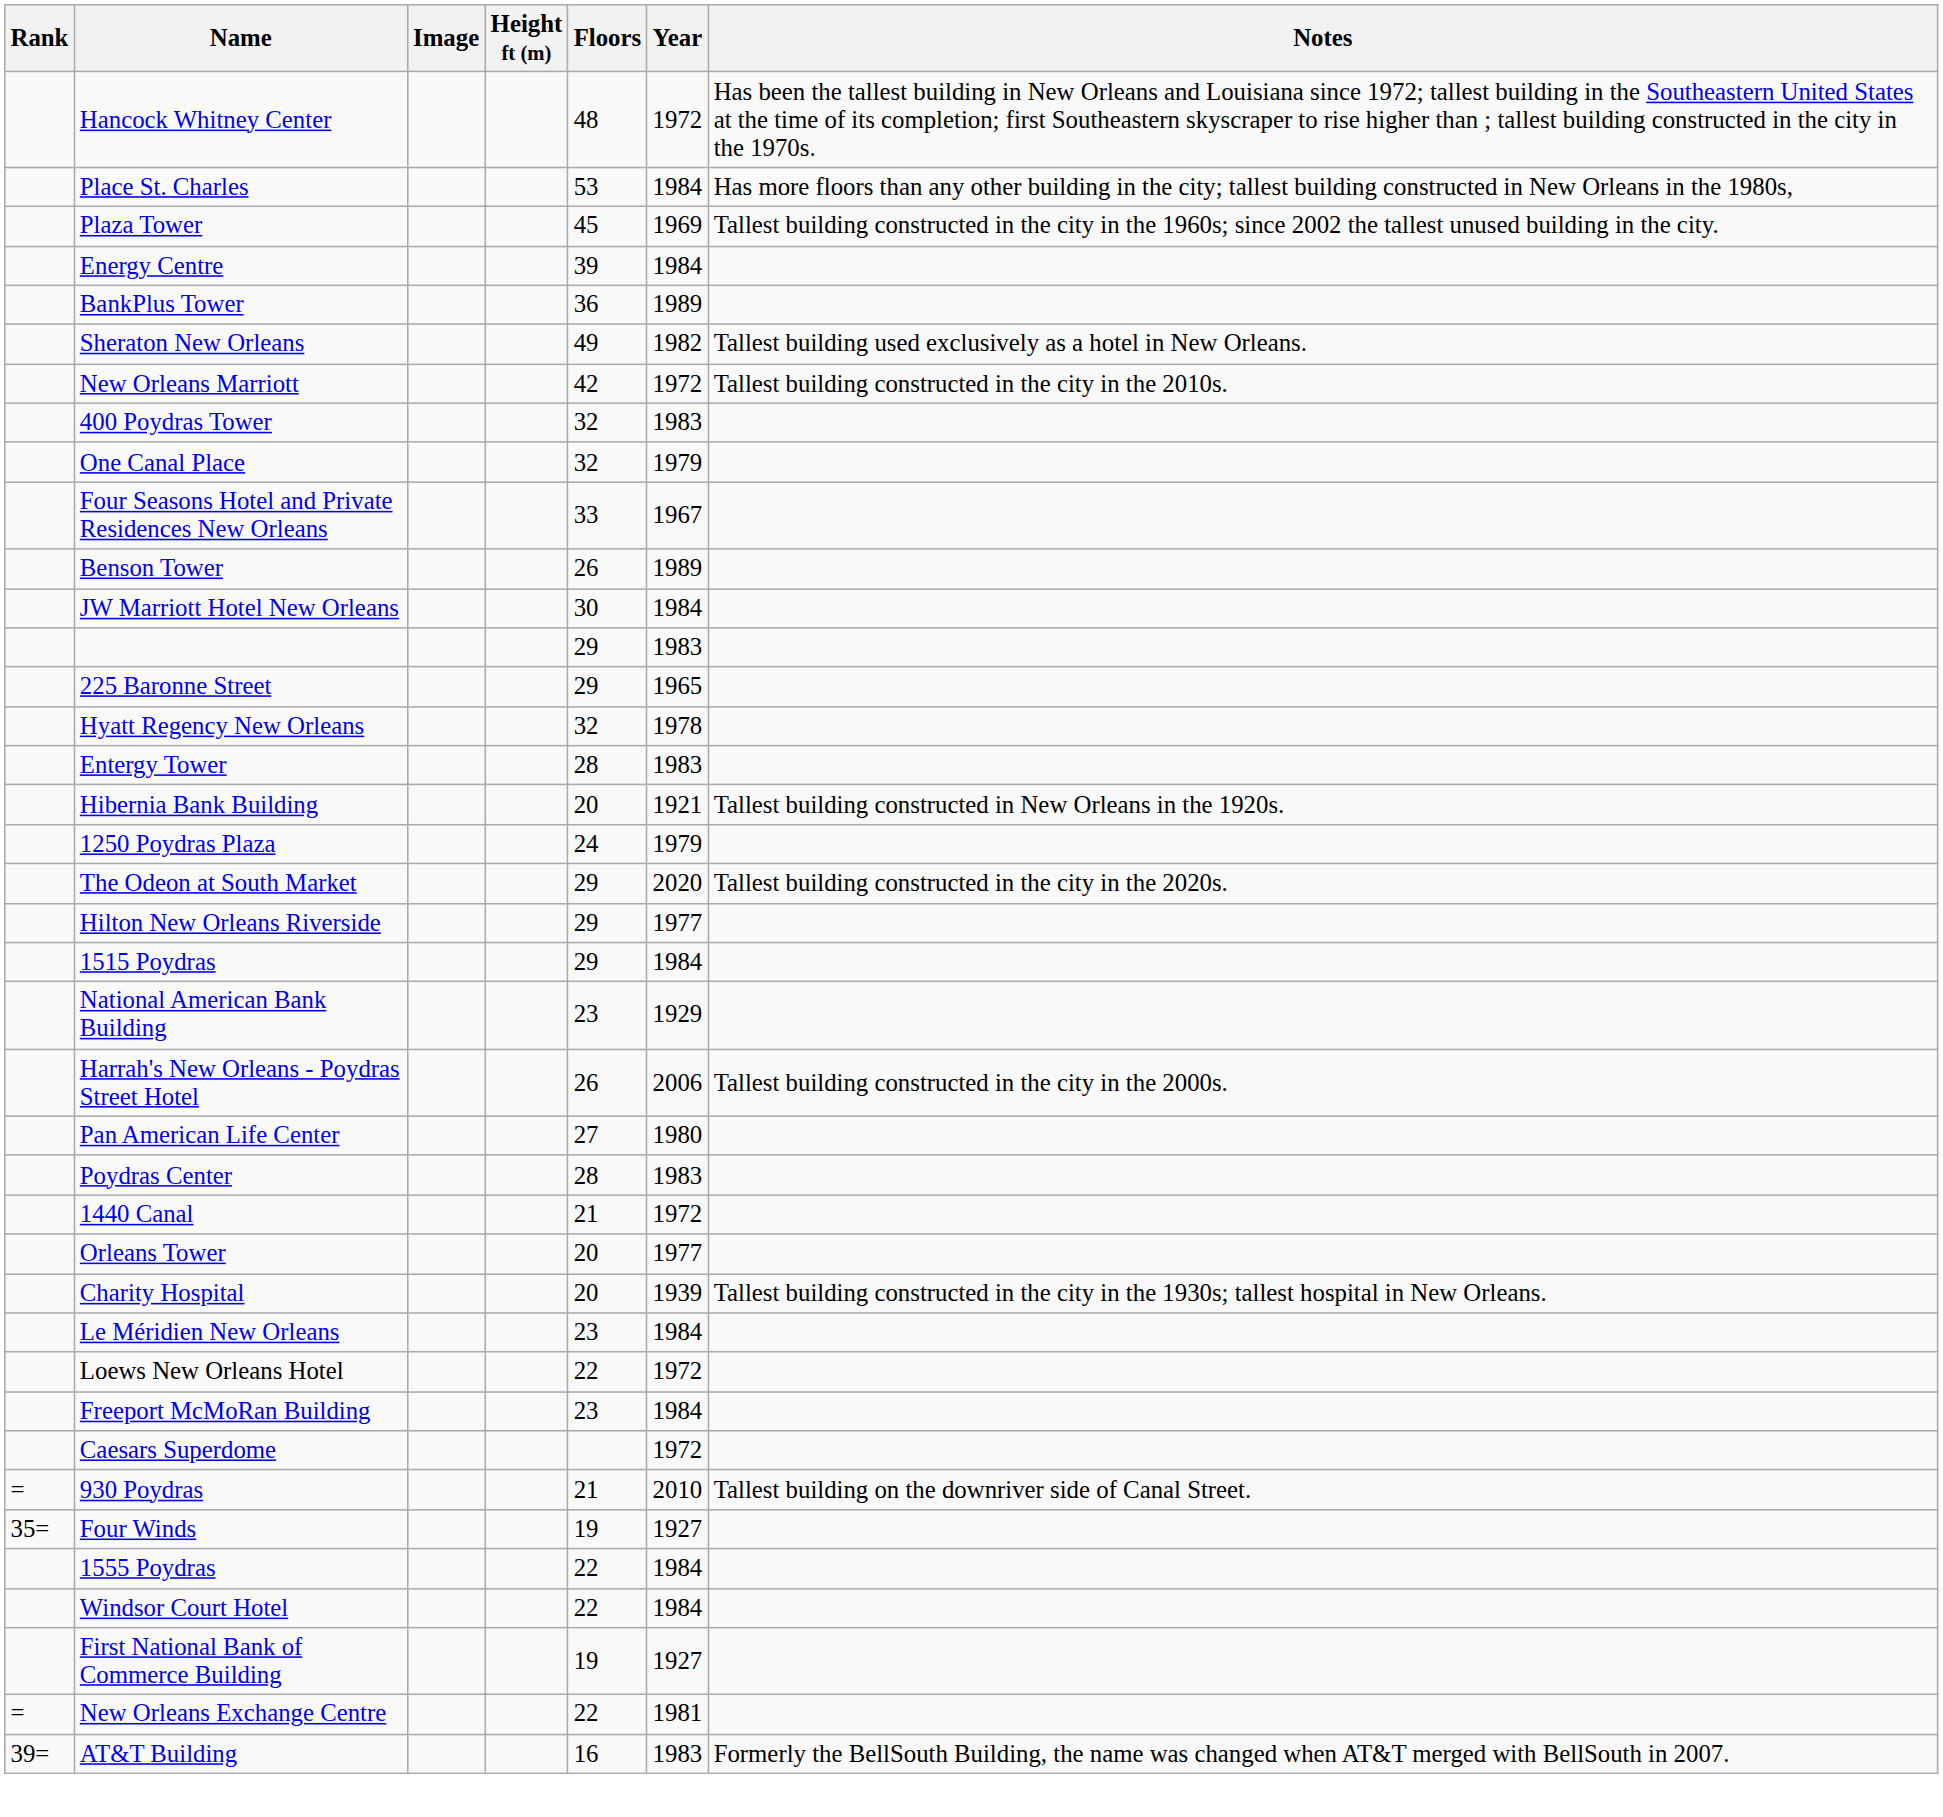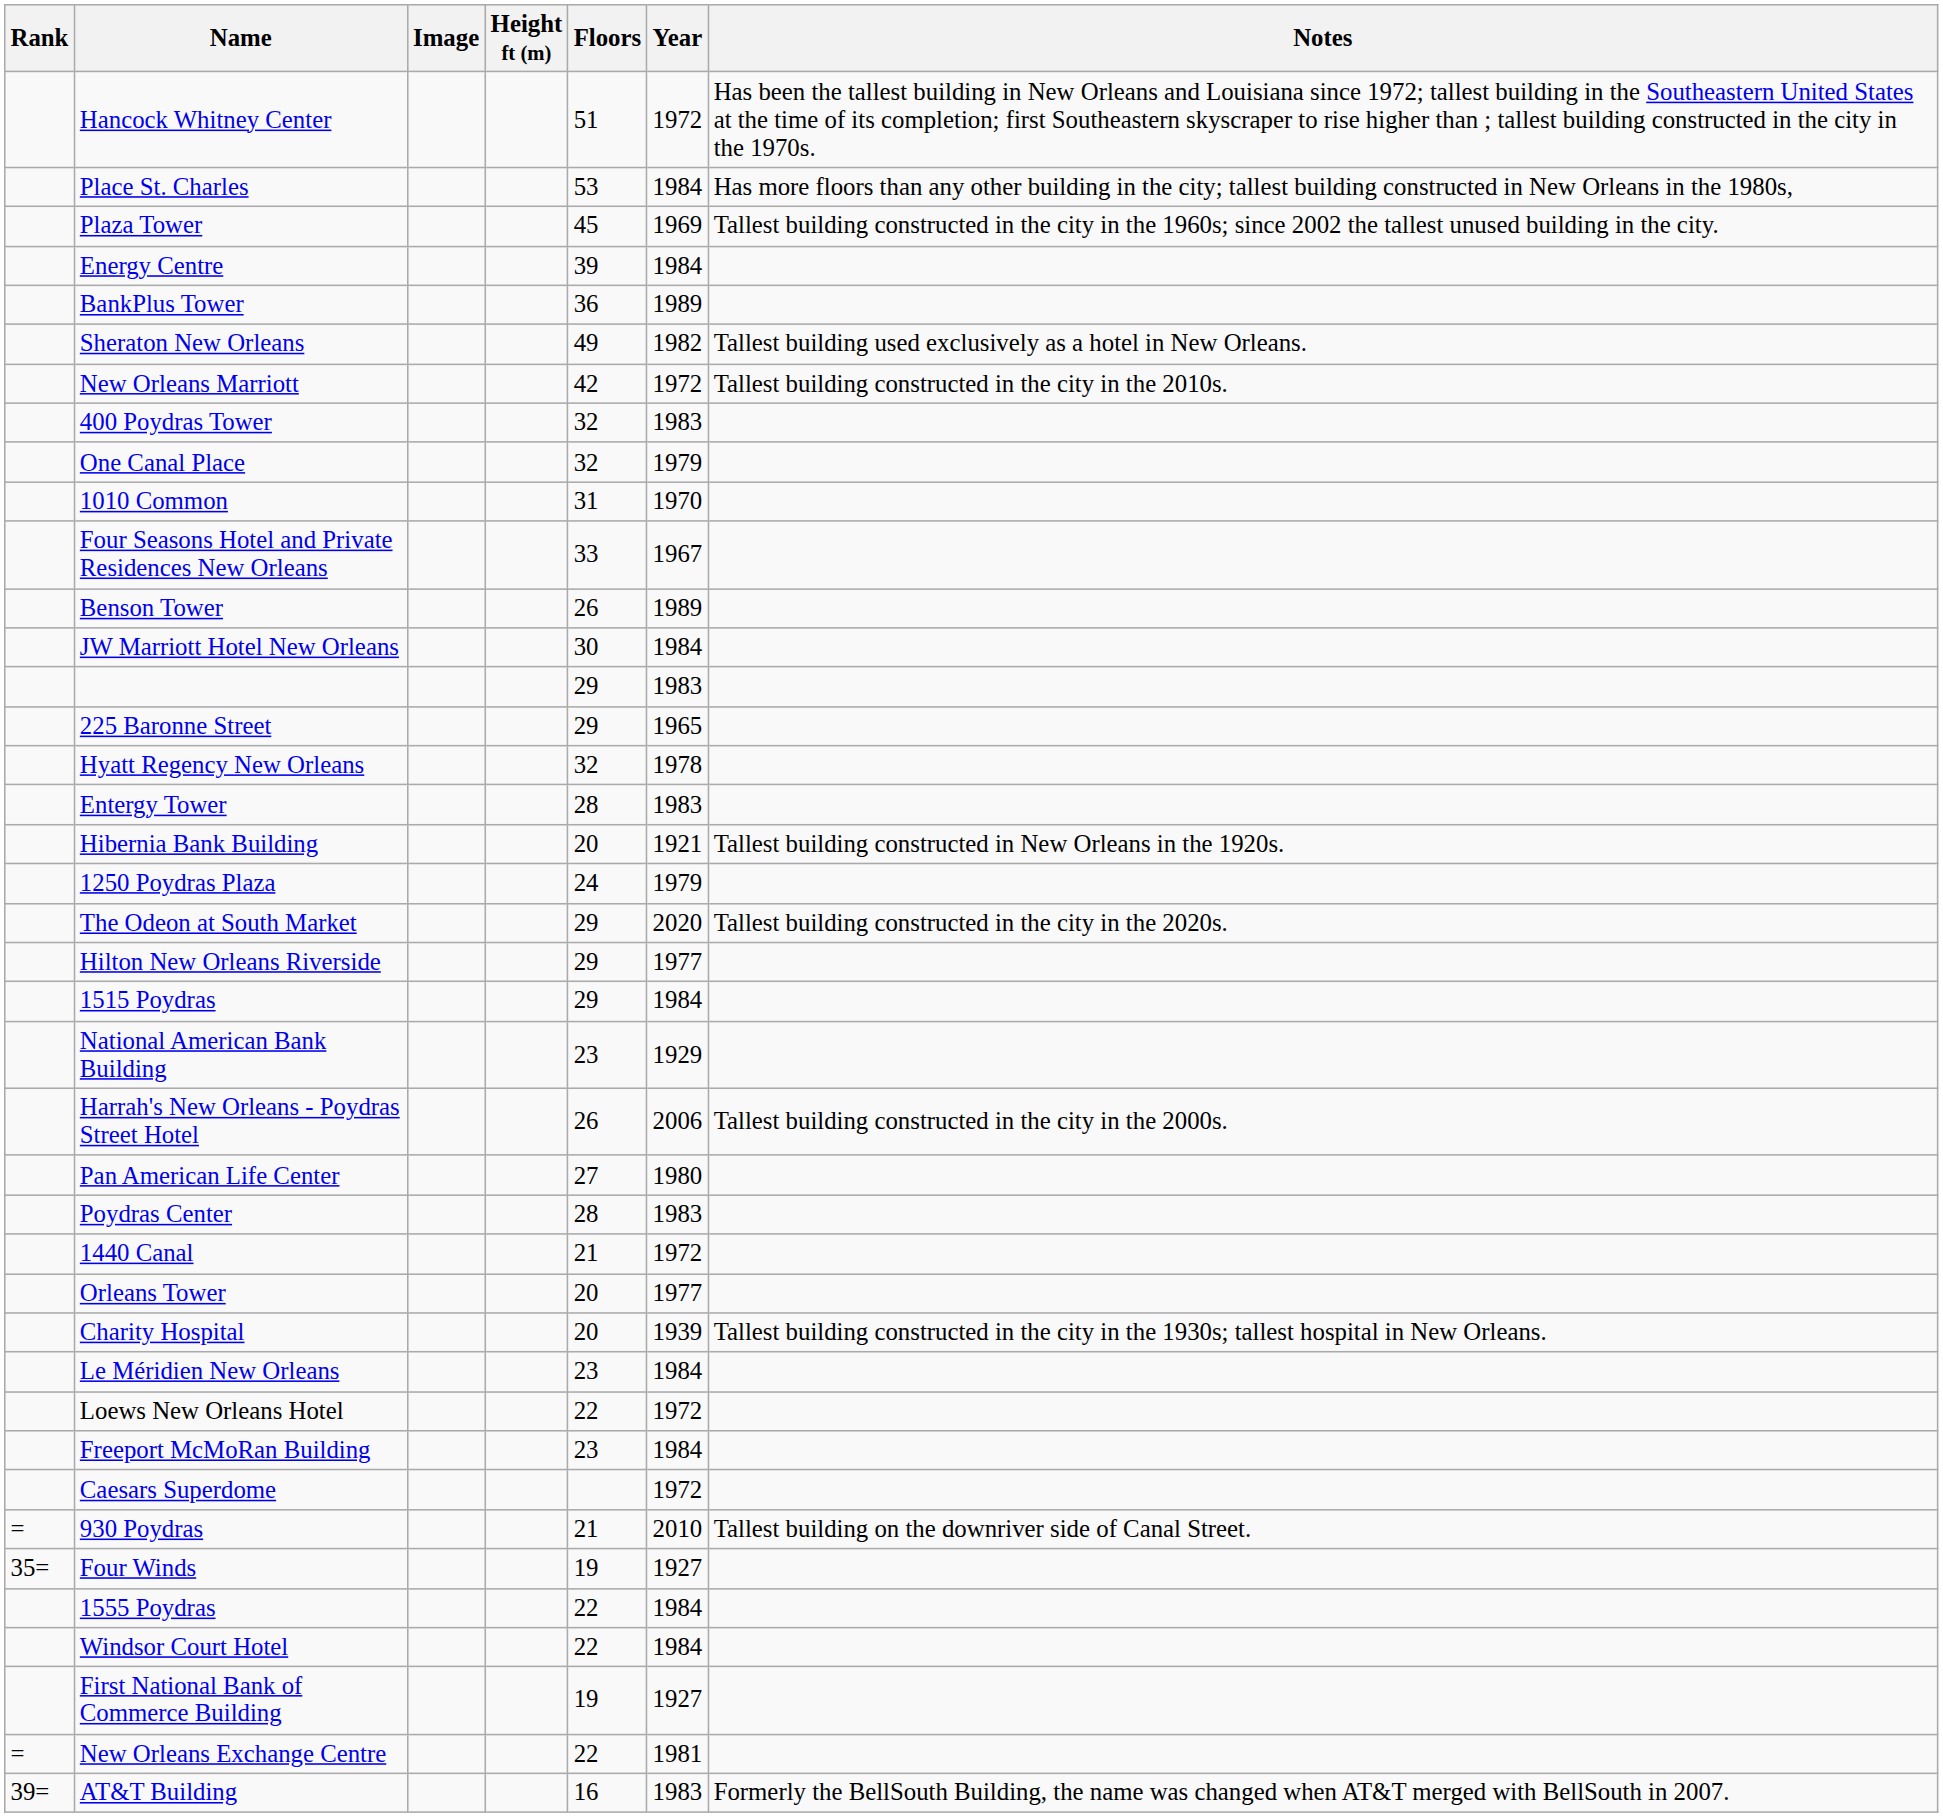(586, 119) 48 -> (586, 119) 51
+ row: (154, 501)
